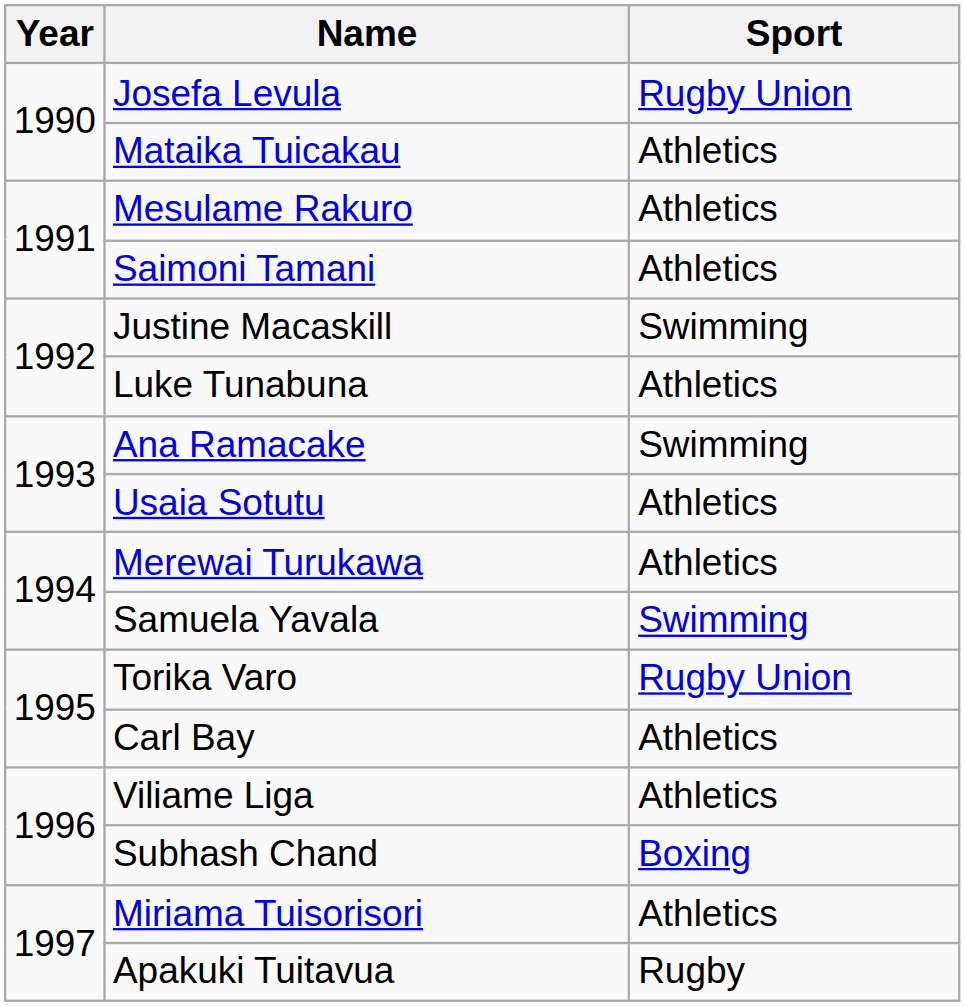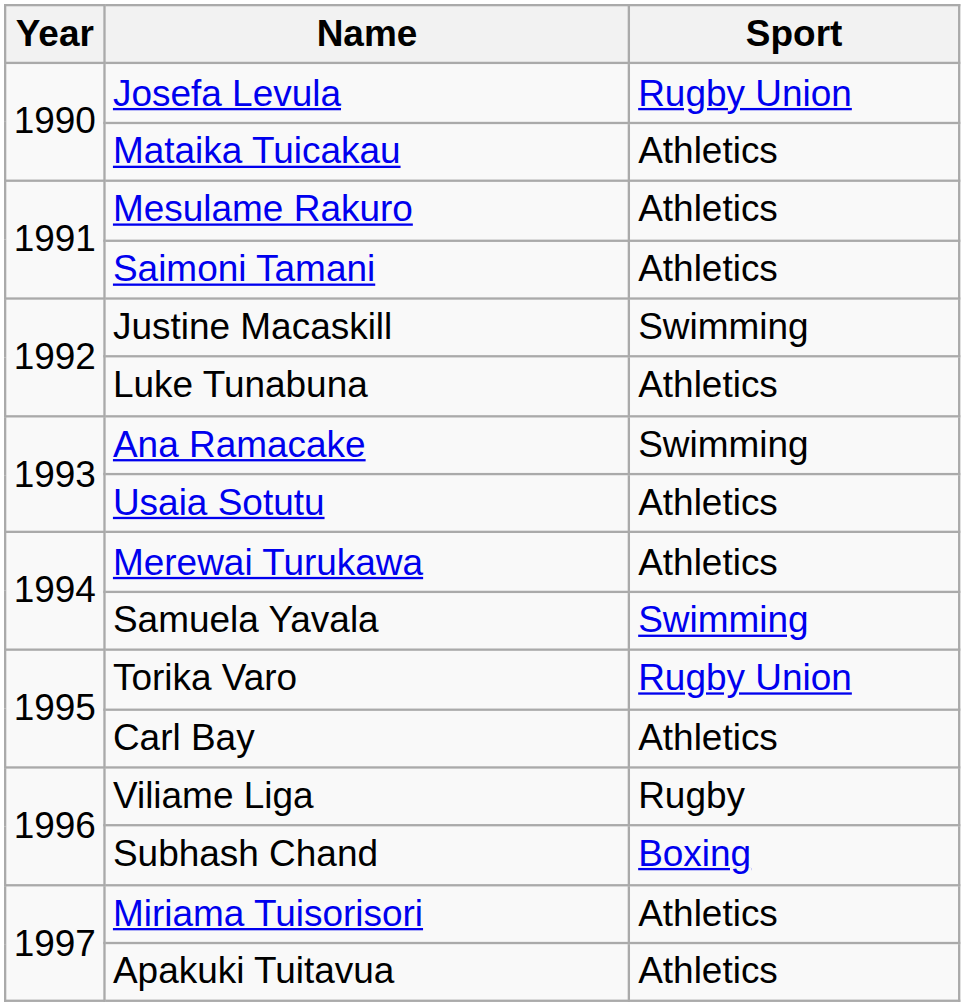(708, 795) Athletics -> (692, 795) Rugby
(692, 971) Rugby -> (708, 971) Athletics
